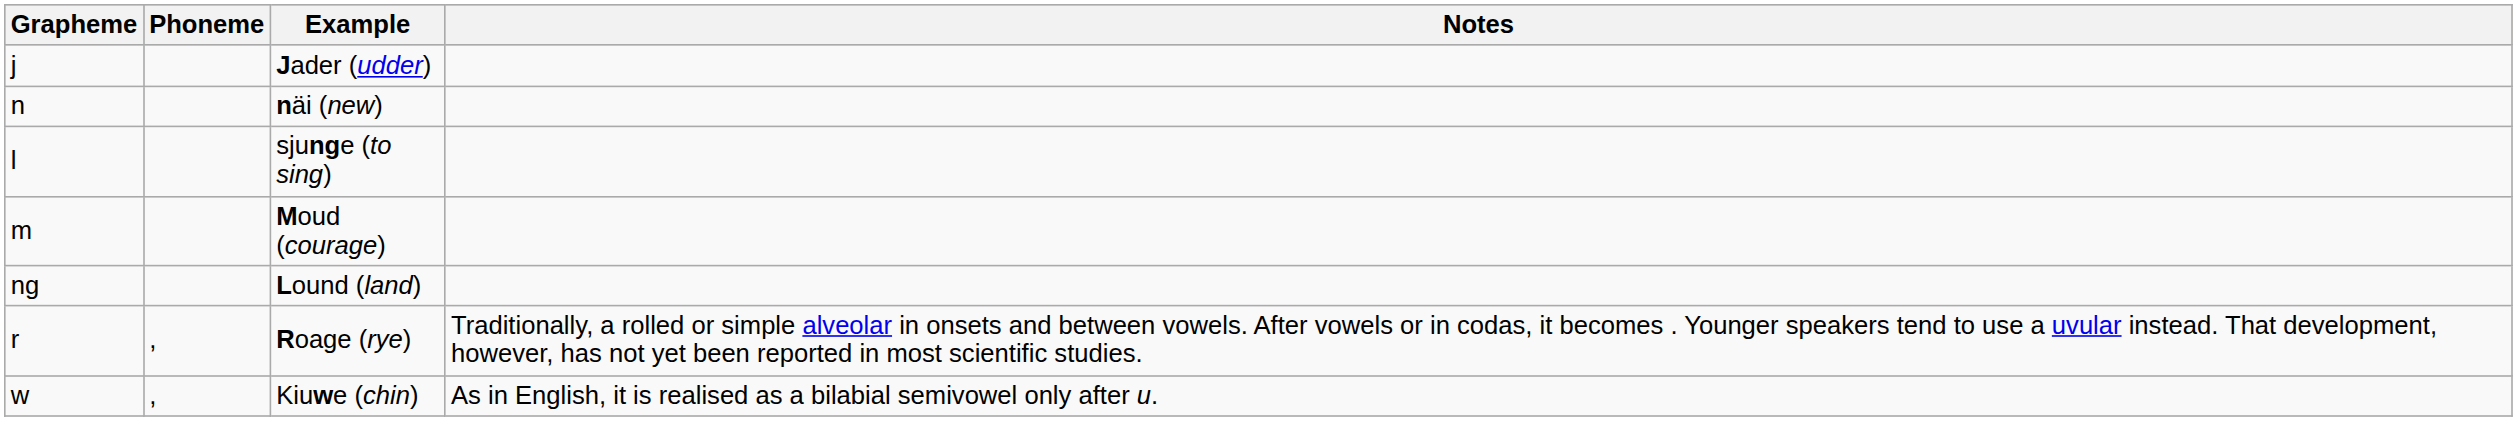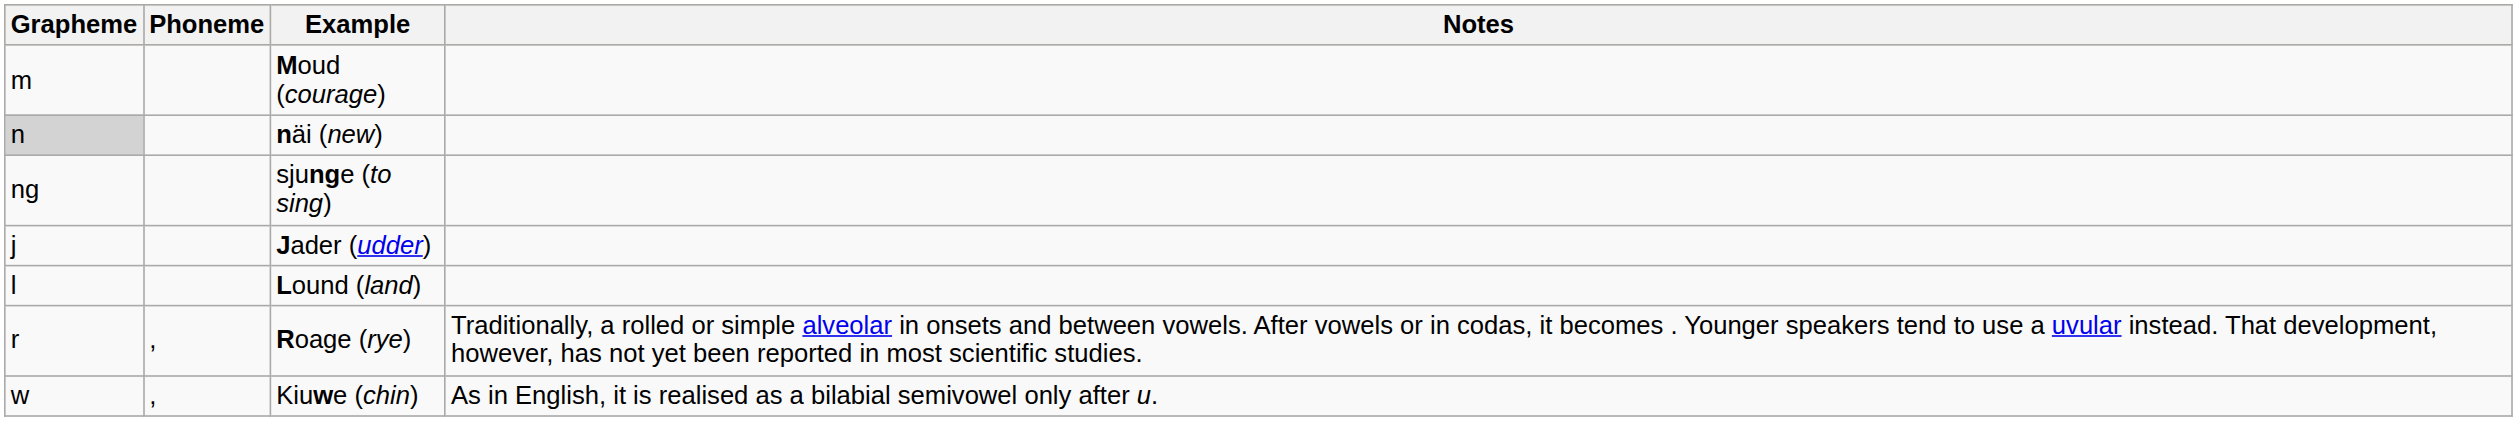rows swapped: (331, 230) <-> (354, 65)
(18, 106) no background -> (18, 134) lightgrey background
(14, 161) l -> (25, 189) ng
(25, 285) ng -> (14, 285) l
